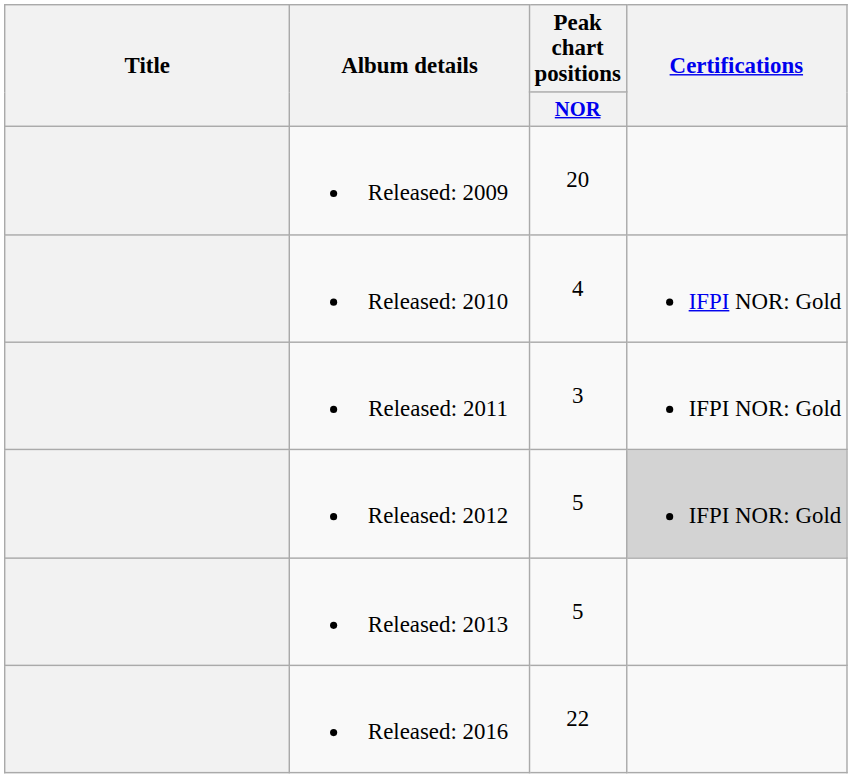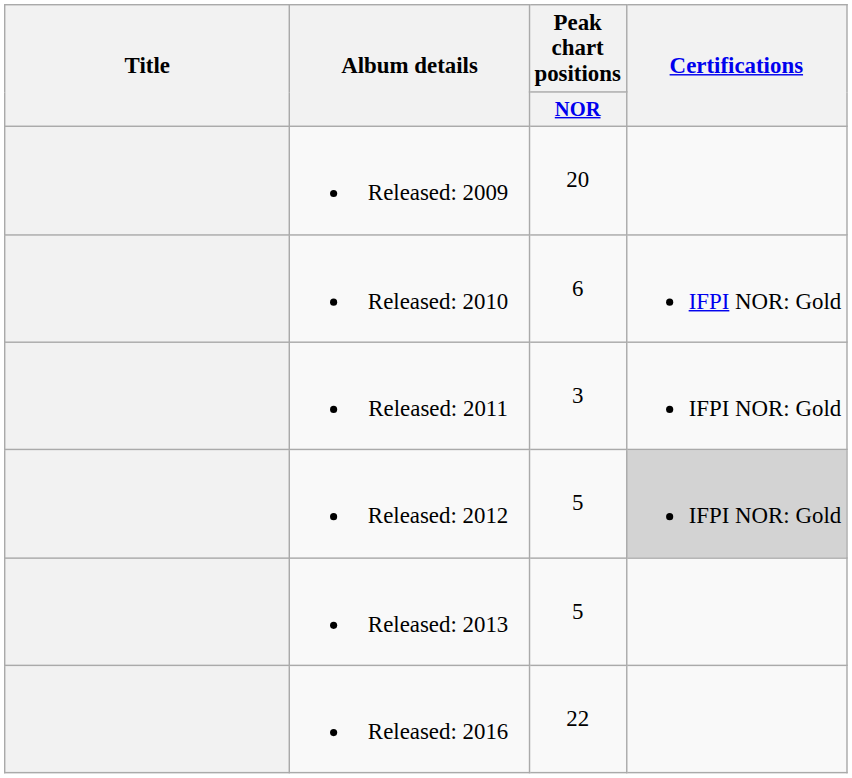(578, 287) 4 -> (578, 287) 6
